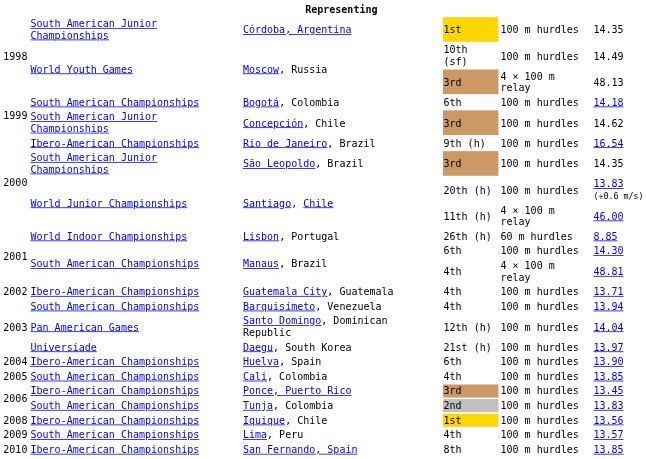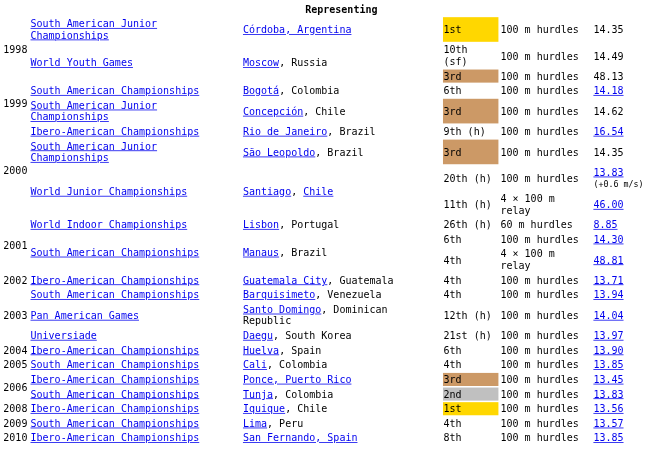(528, 82) 4 × 100 m relay -> (540, 76) 100 m hurdles
